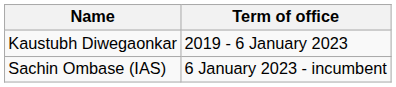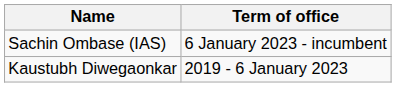rows swapped: (93, 43) <-> (87, 69)
